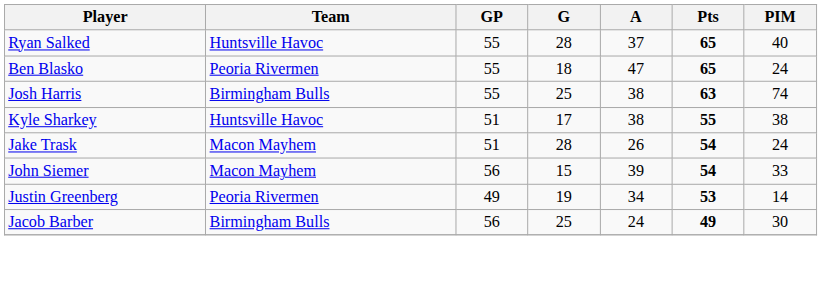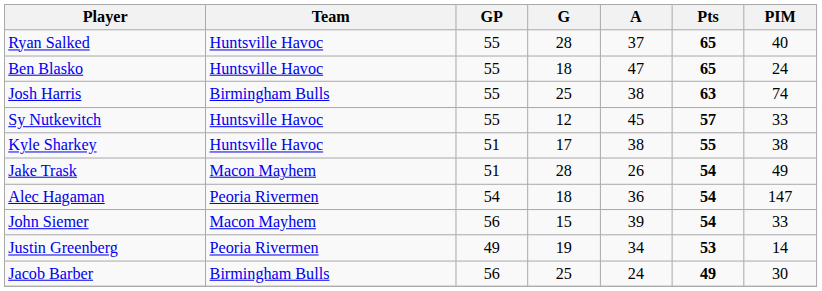(264, 68) Peoria Rivermen -> (266, 68) Huntsville Havoc
+ row: (55, 119)
(780, 145) 24 -> (780, 171) 49
+ row: (56, 196)
